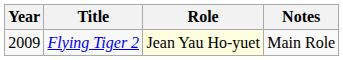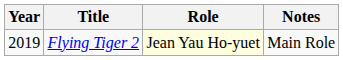(24, 42) 2009 -> (24, 42) 2019
